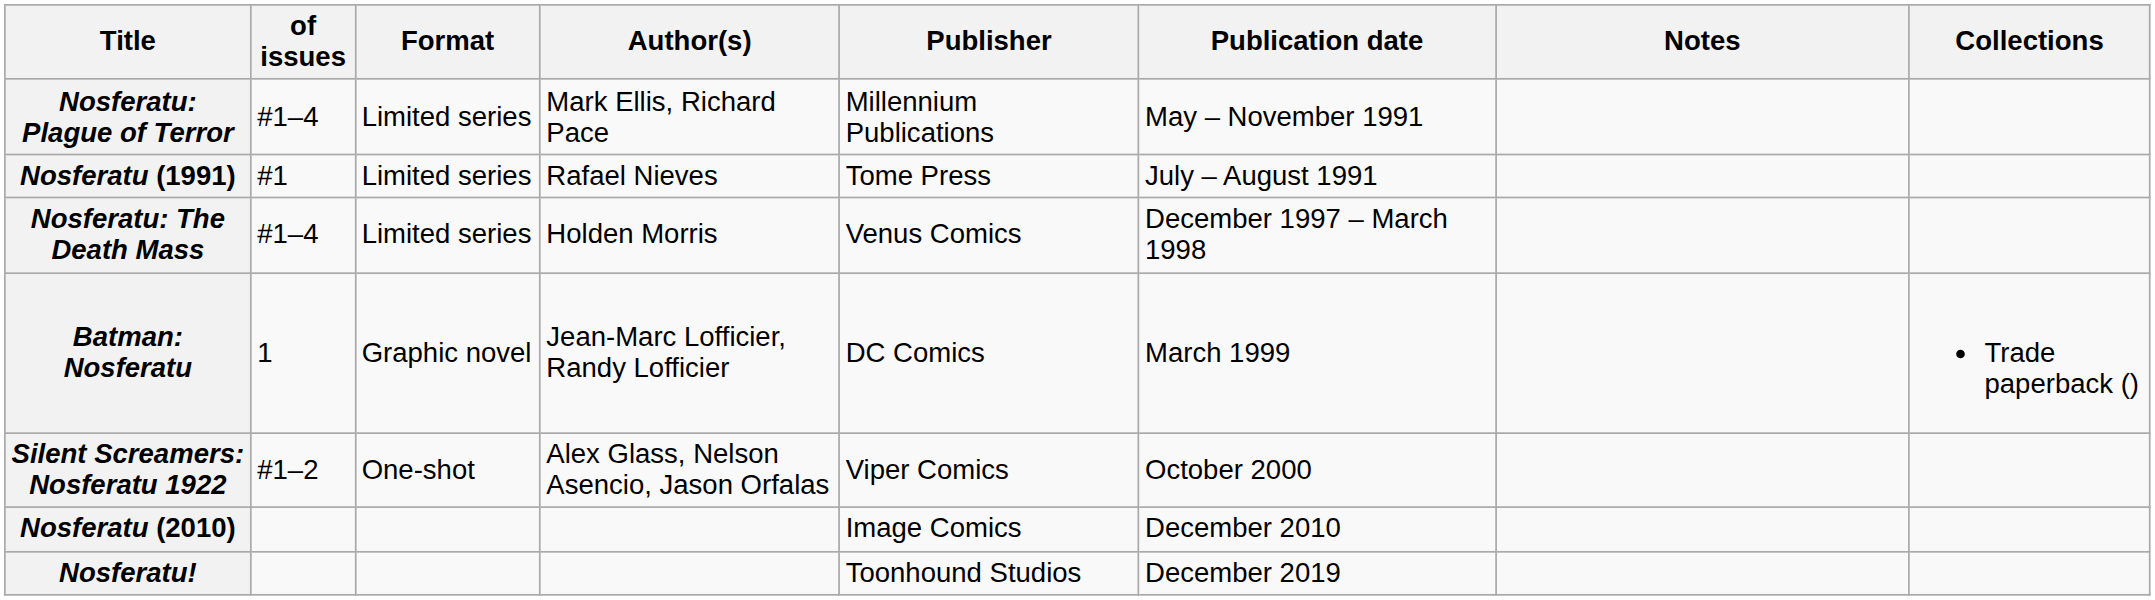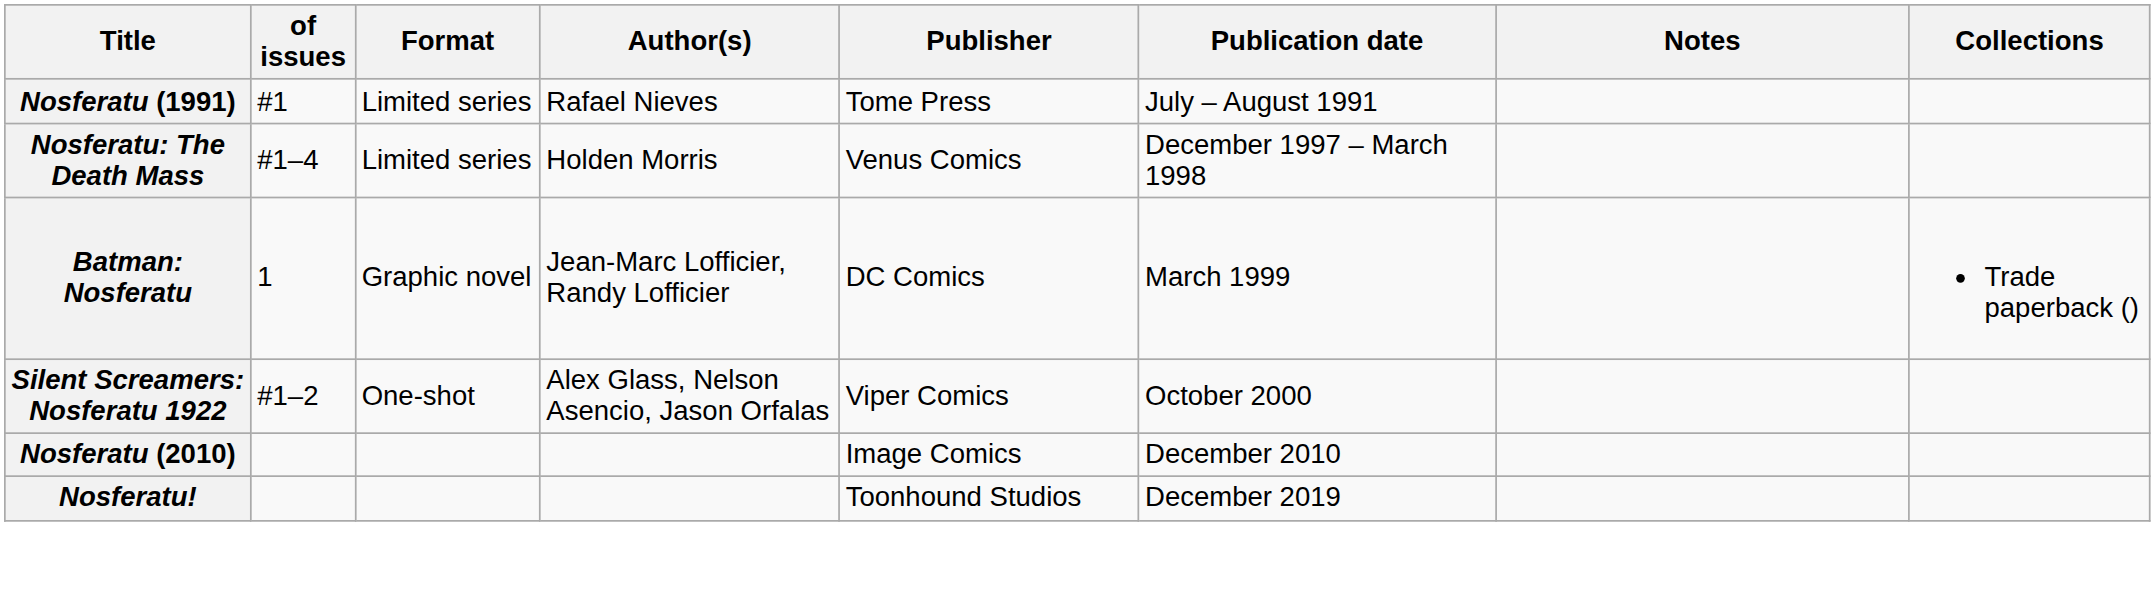- row: (128, 116)
